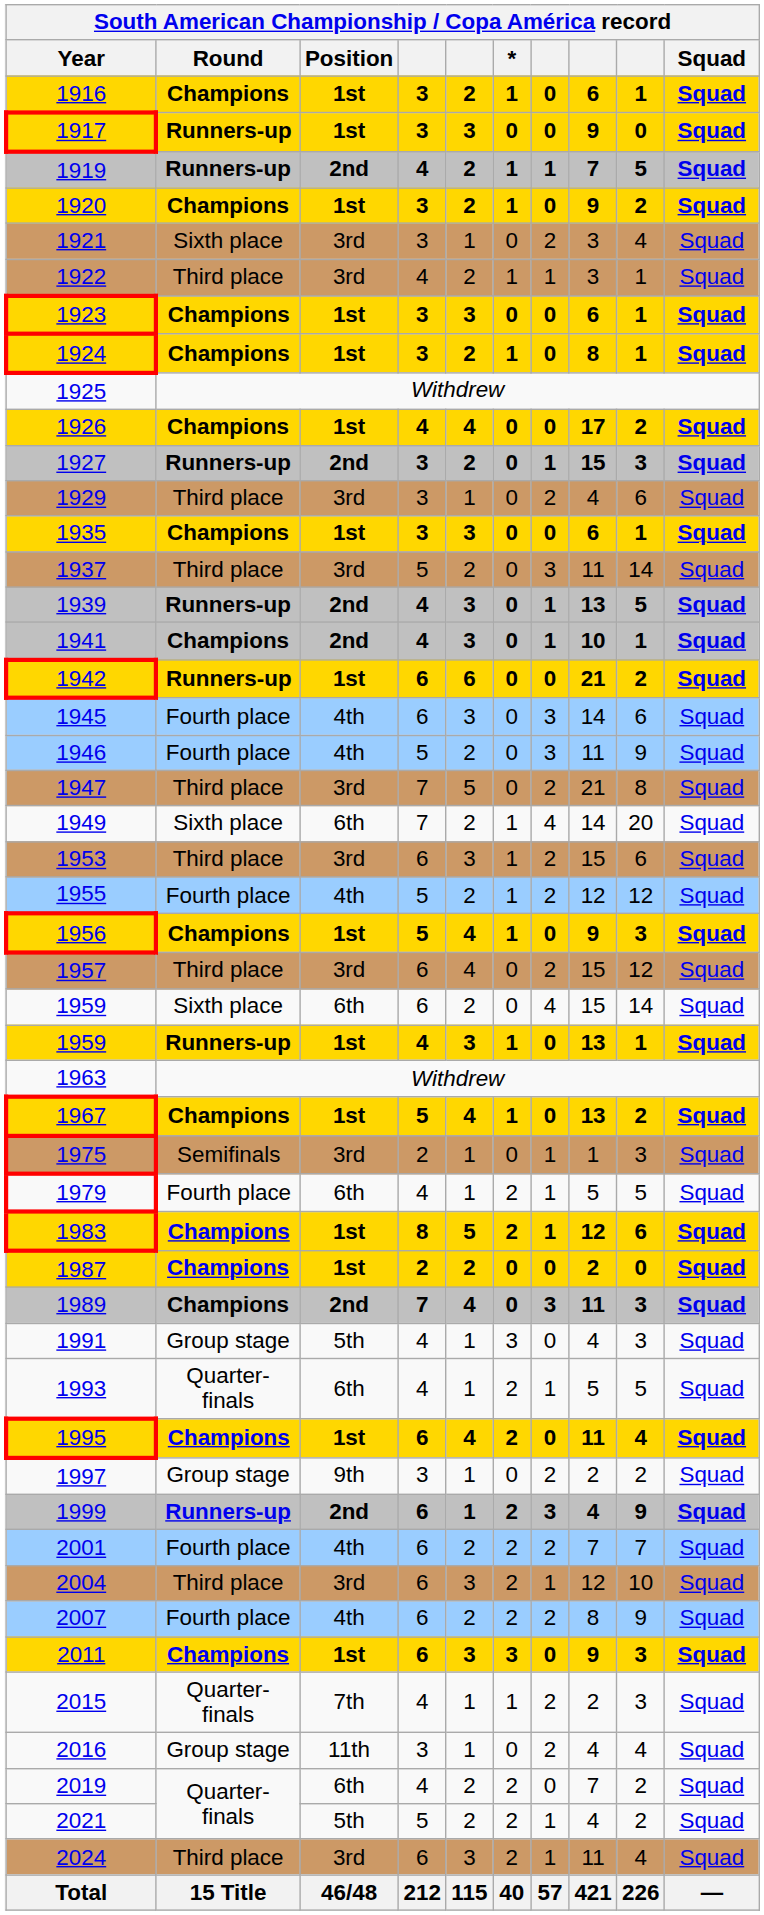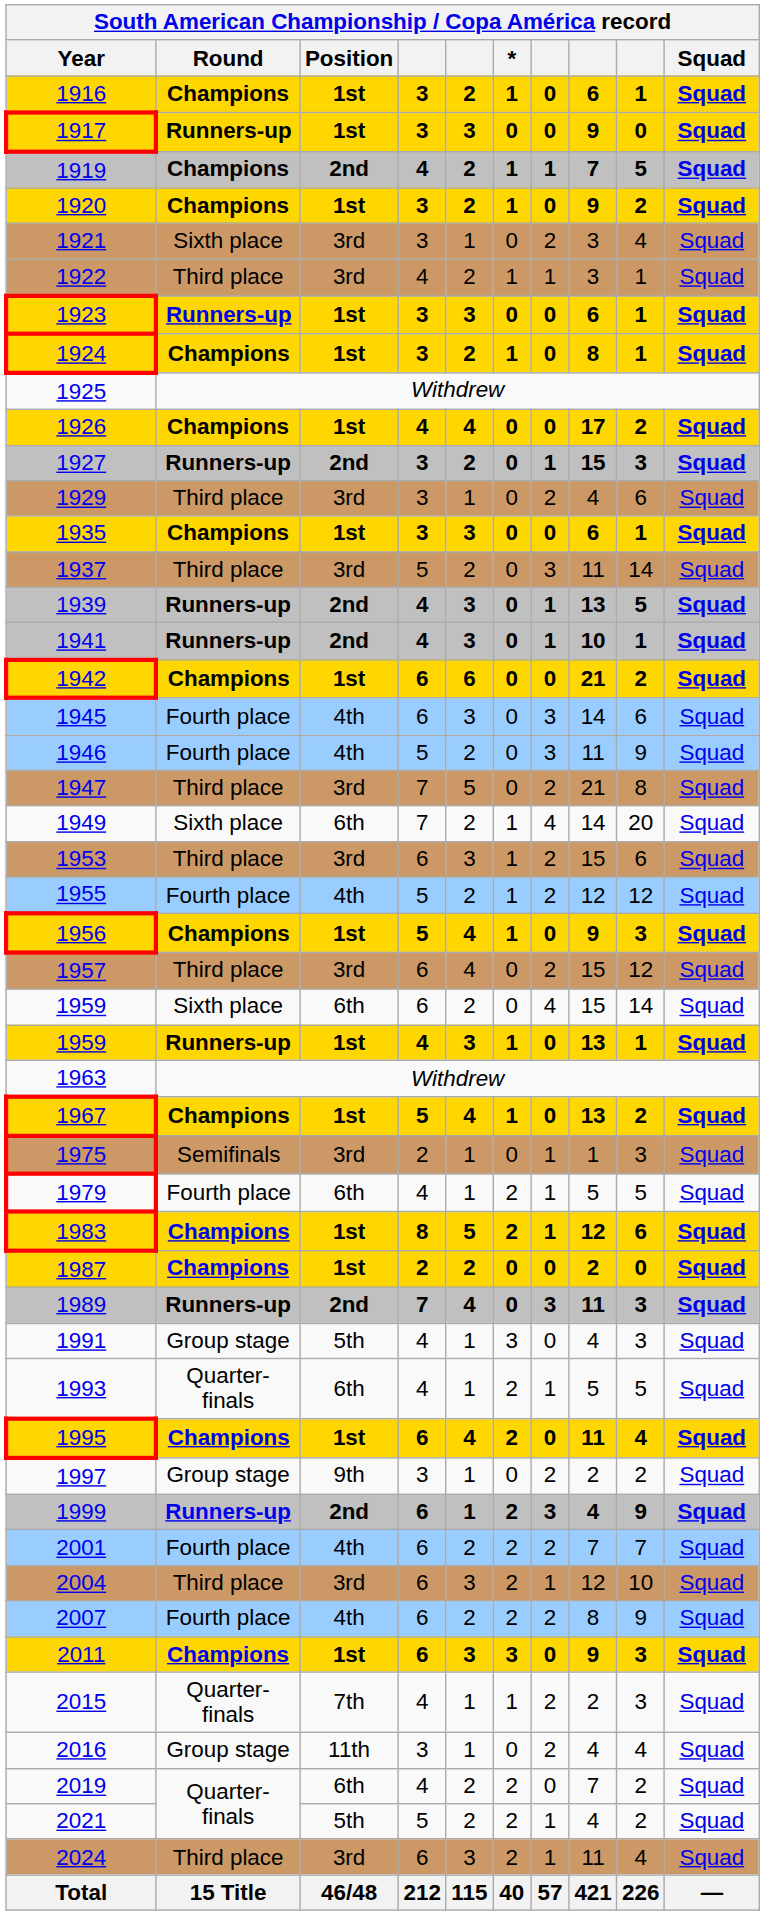(228, 169) Runners-up -> (228, 169) Champions
(229, 314) Champions -> (229, 314) Runners-up
(228, 640) Champions -> (228, 640) Runners-up
(229, 678) Runners-up -> (229, 678) Champions
(228, 1304) Champions -> (228, 1304) Runners-up
